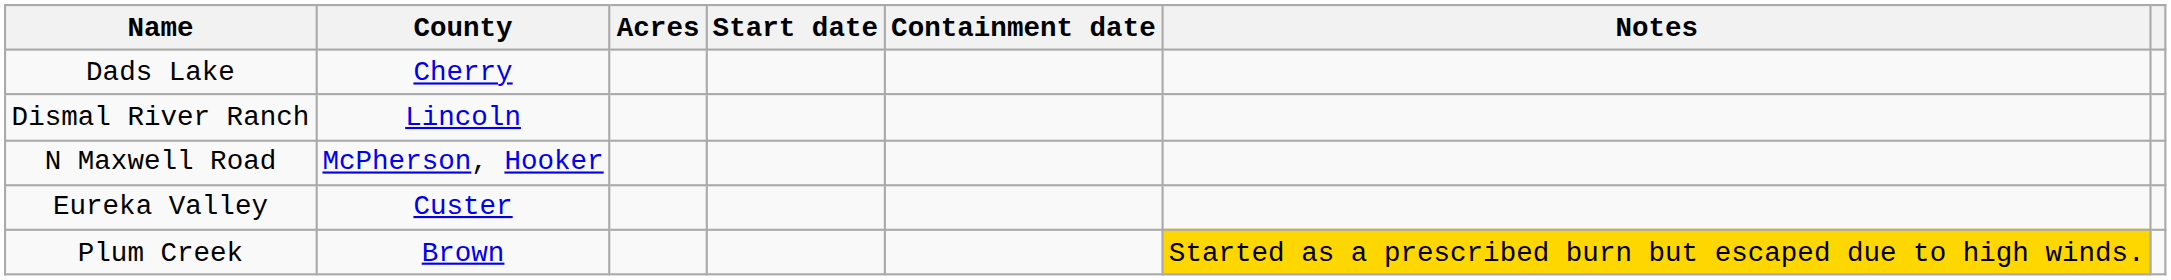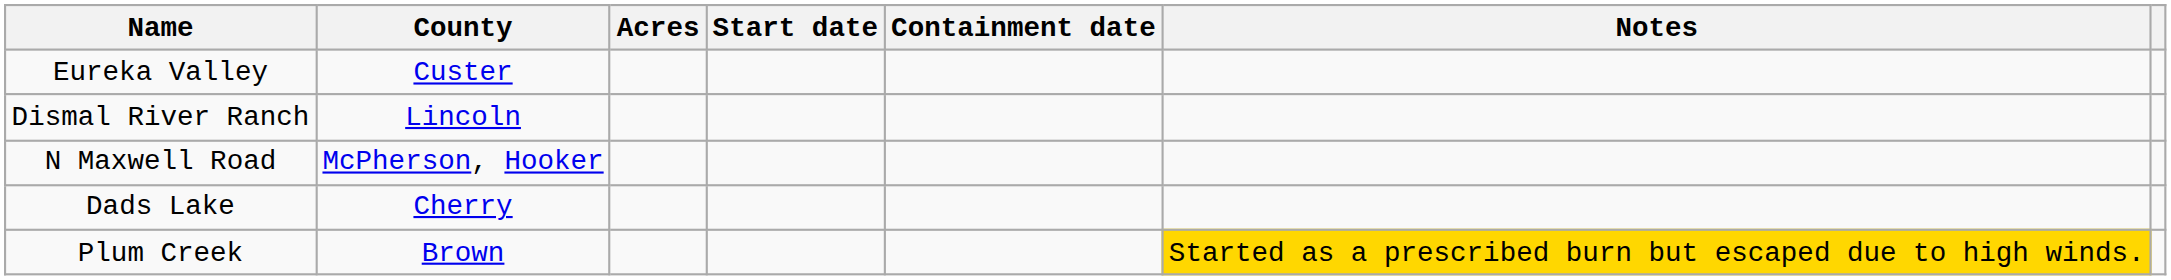rows swapped: (160, 207) <-> (160, 72)
